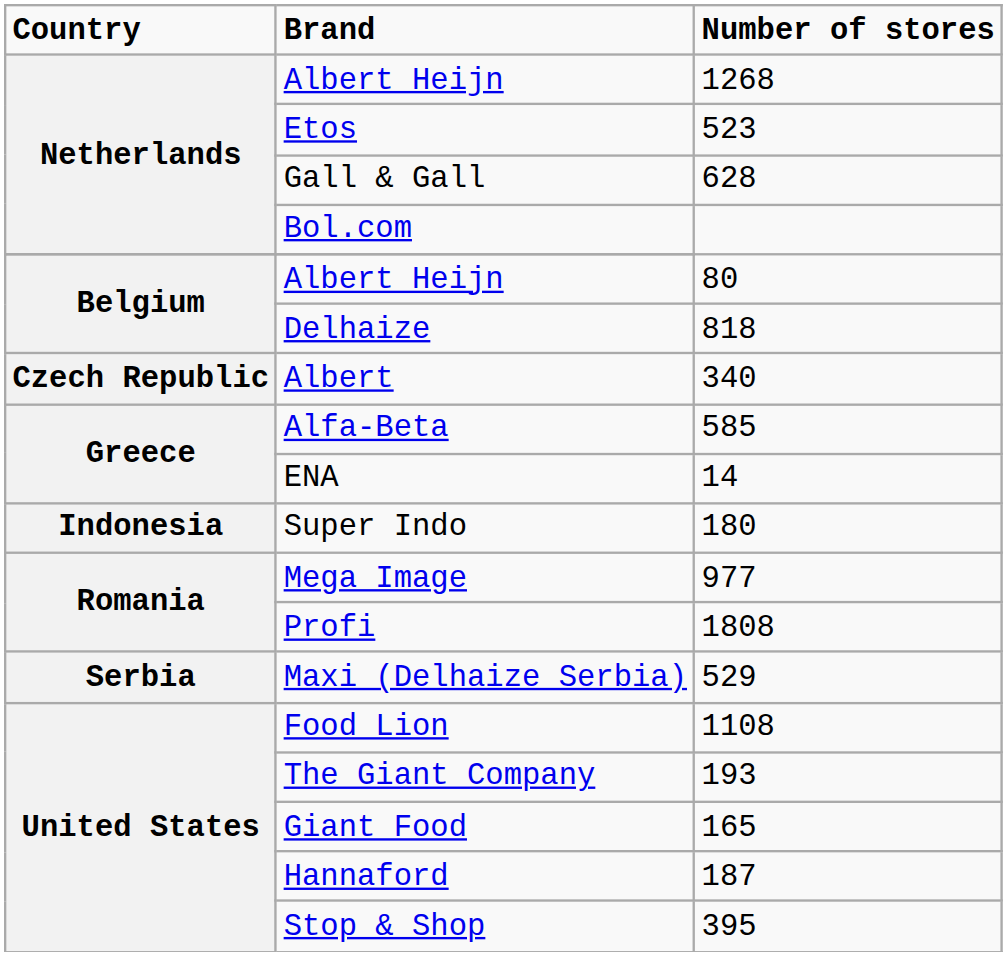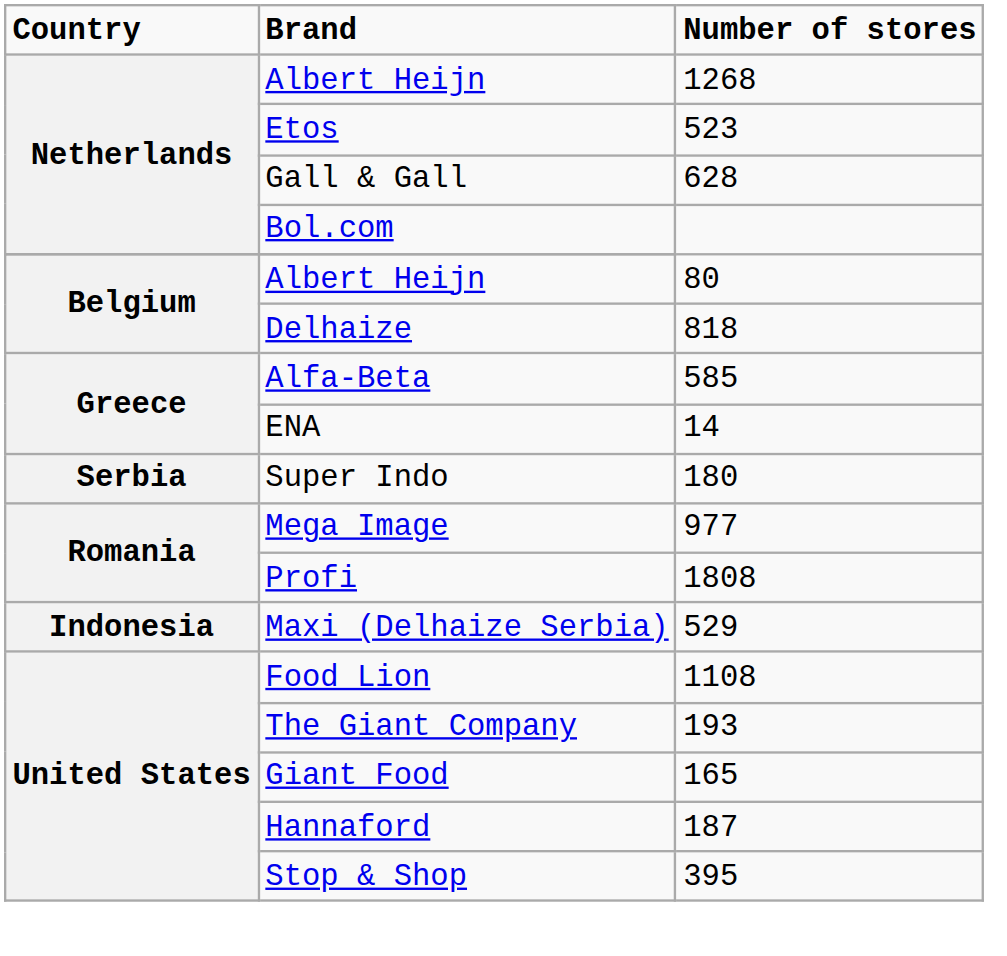- row: (339, 379)
(141, 528) Indonesia -> (132, 478) Serbia
(141, 677) Serbia -> (132, 628) Indonesia
